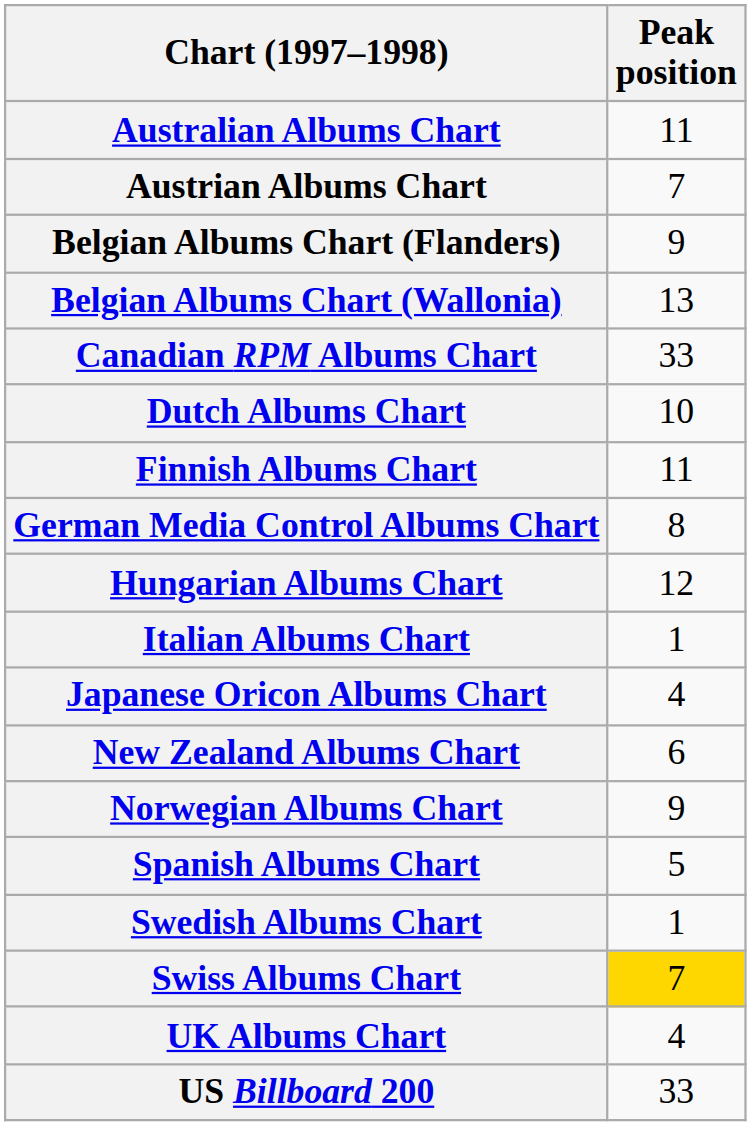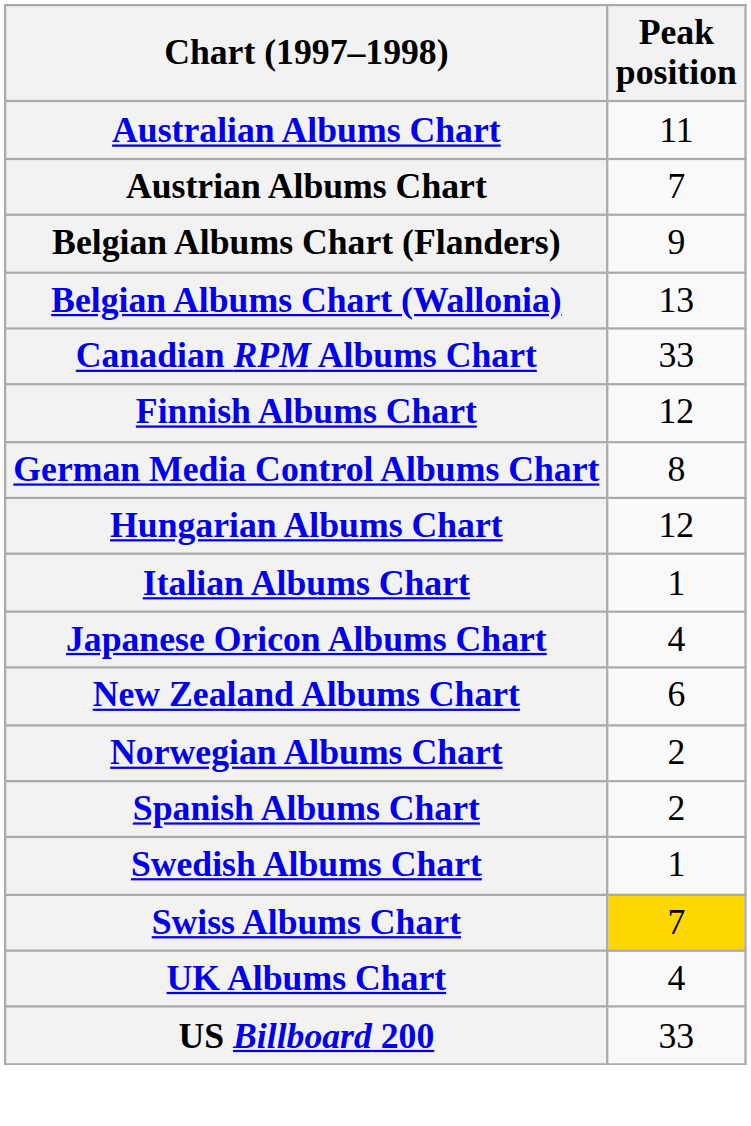- row: (306, 412)
(676, 469) 11 -> (676, 412) 12
(676, 808) 9 -> (676, 751) 2
(676, 865) 5 -> (676, 808) 2
